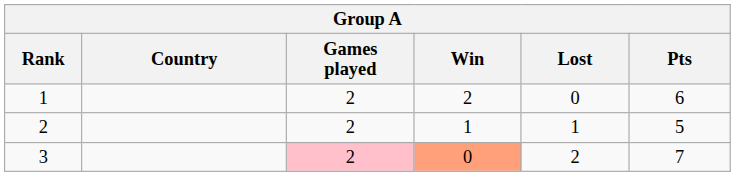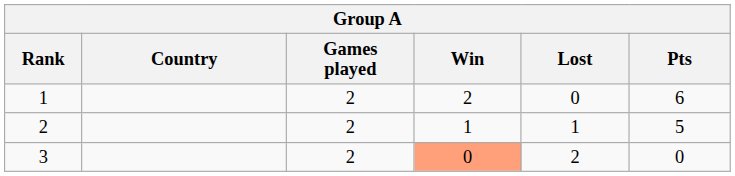(350, 156) pink background -> (350, 156) no background
(680, 156) 7 -> (680, 156) 0
